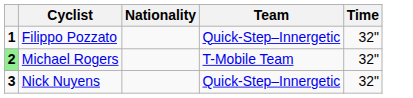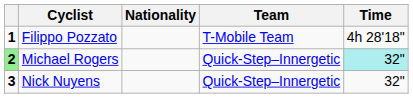(271, 37) Quick-Step–Innergetic -> (248, 37) T-Mobile Team
(369, 37) 32" -> (376, 37) 4h 28'18"
(248, 59) T-Mobile Team -> (271, 59) Quick-Step–Innergetic
(369, 59) no background -> (394, 59) paleturquoise background
